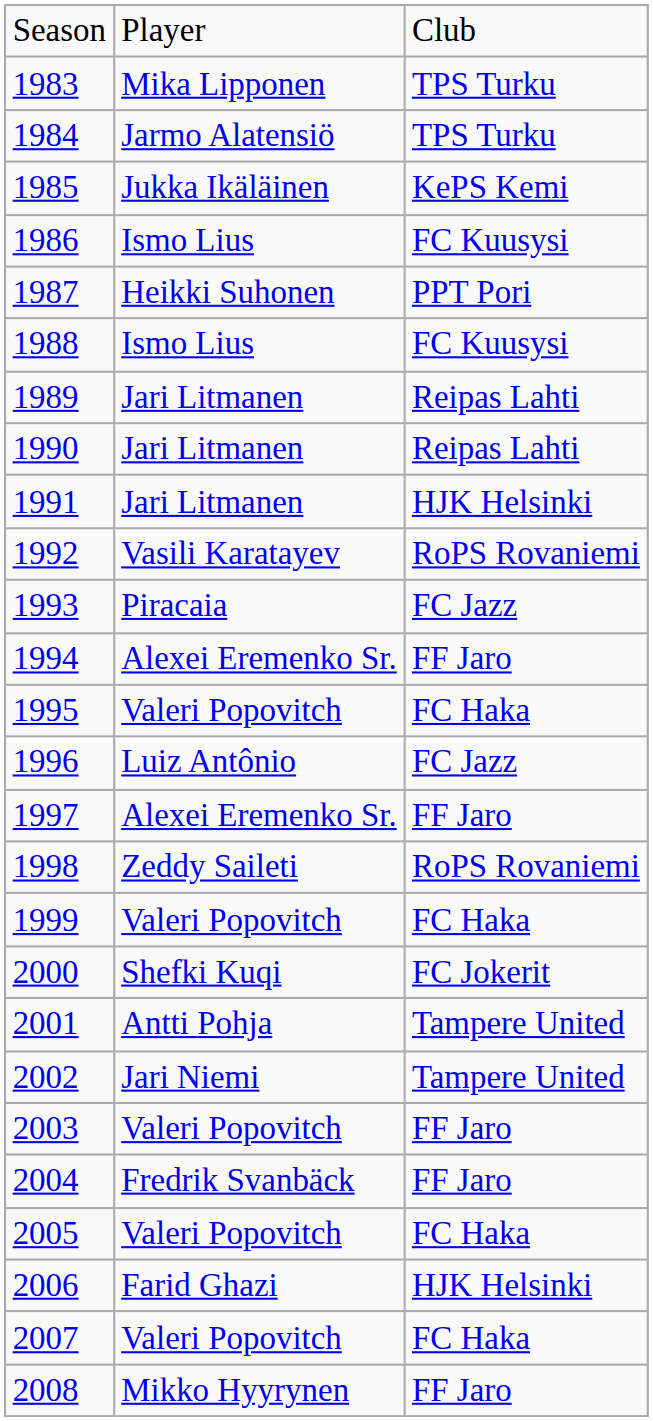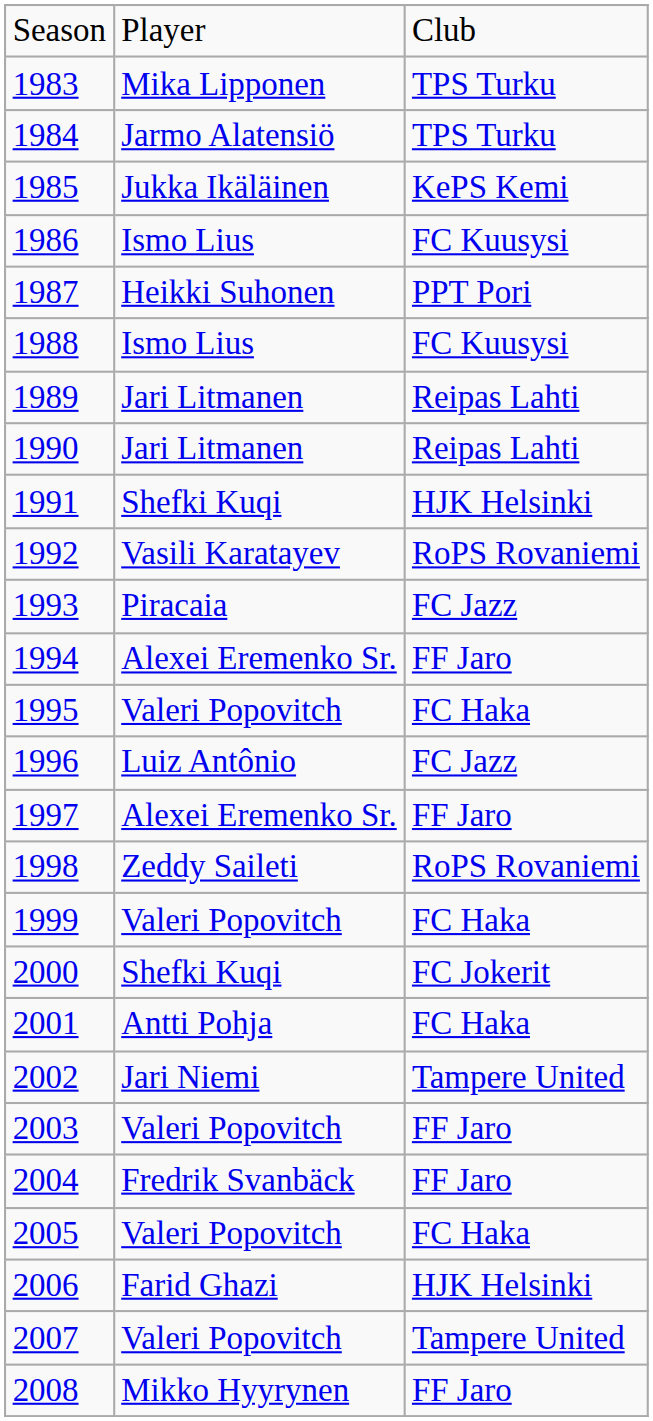(212, 501) Jari Litmanen -> (201, 501) Shefki Kuqi
(518, 1023) Tampere United -> (471, 1023) FC Haka
(471, 1337) FC Haka -> (518, 1337) Tampere United
